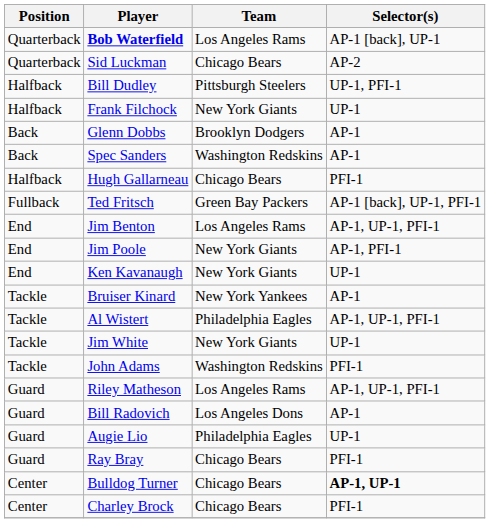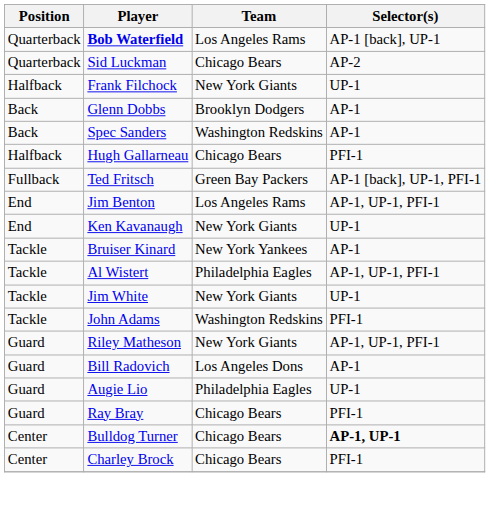- row: (122, 86)
- row: (117, 249)
(250, 389) Los Angeles Rams -> (246, 343) New York Giants
